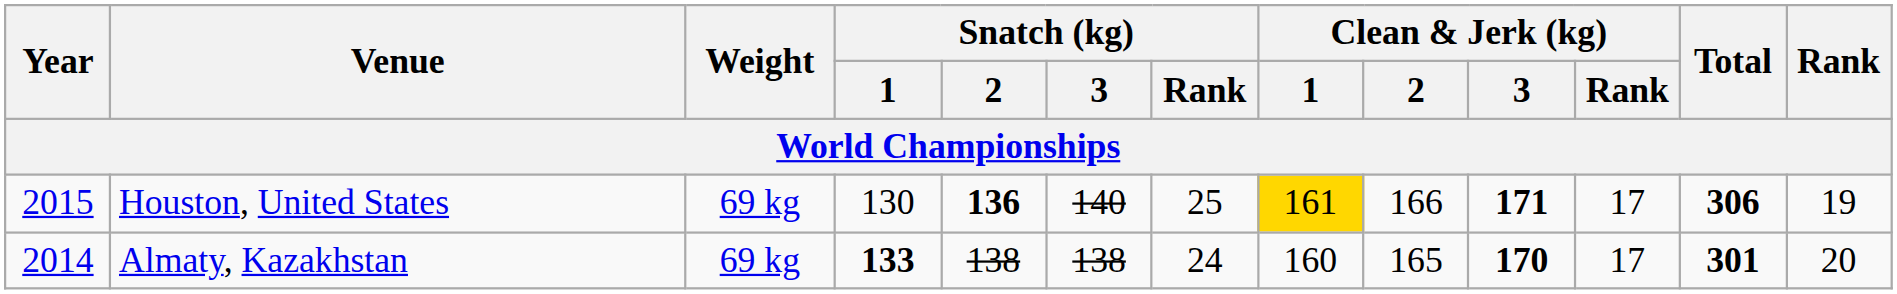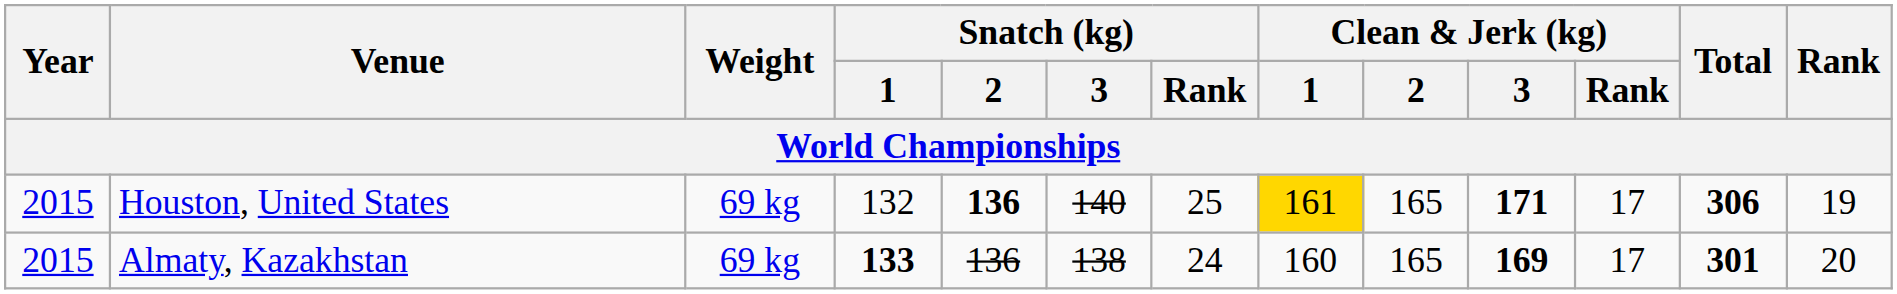(888, 202) 130 -> (888, 202) 132
(1416, 202) 166 -> (1416, 202) 165
(58, 259) 2014 -> (58, 259) 2015
(993, 259) 138 -> (993, 259) 136
(1522, 259) 170 -> (1522, 259) 169
